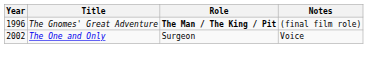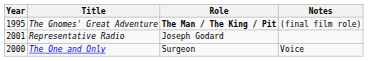(16, 24) 1996 -> (16, 24) 1995
+ row: (77, 37)
(16, 37) 2002 -> (16, 50) 2000
